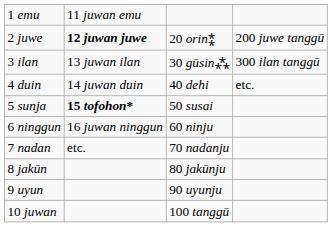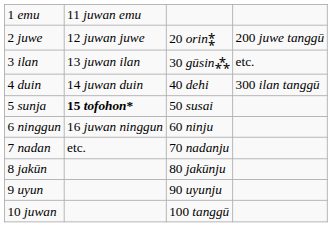(107, 37) bold -> (106, 37) normal
(278, 62) 300 ilan tanggū -> (245, 62) etc.
(245, 84) etc. -> (278, 84) 300 ilan tanggū
